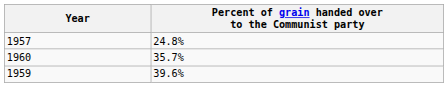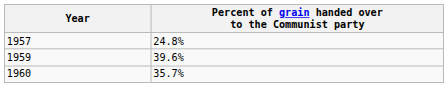rows swapped: (19, 74) <-> (19, 57)
